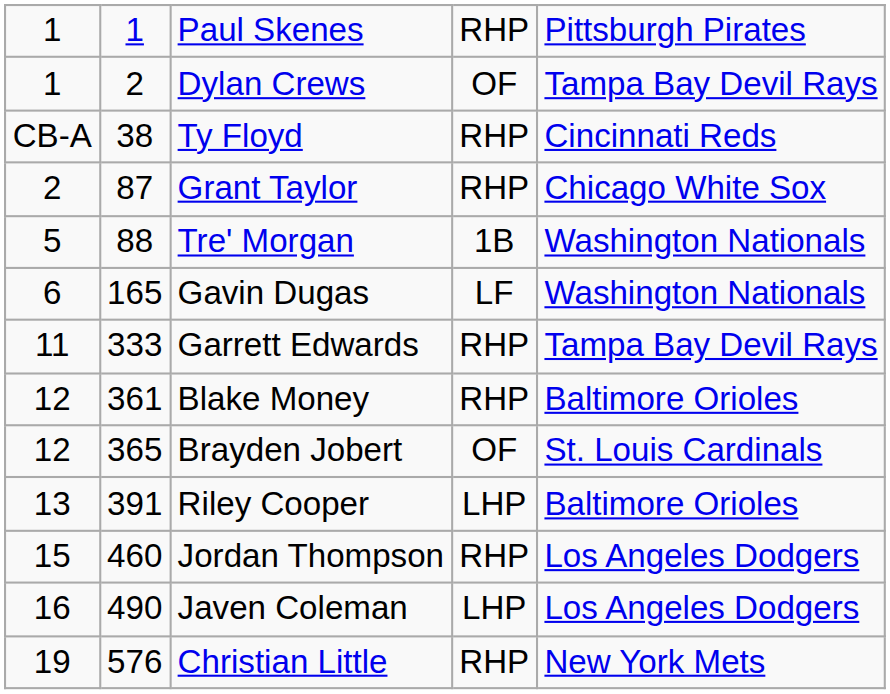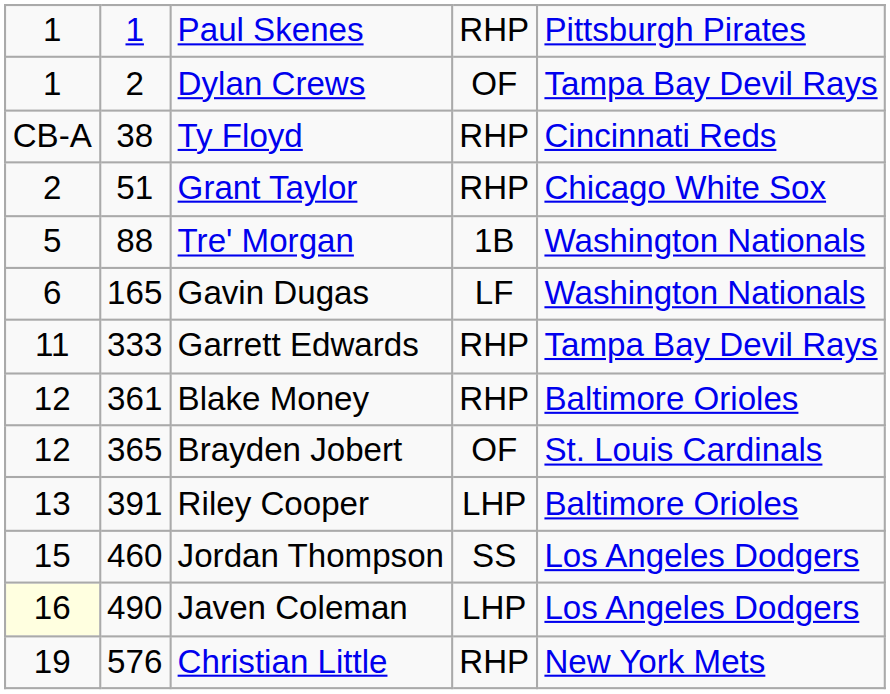(135, 188) 87 -> (135, 188) 51
(494, 556) RHP -> (494, 556) SS
(52, 608) no background -> (52, 608) lightyellow background
